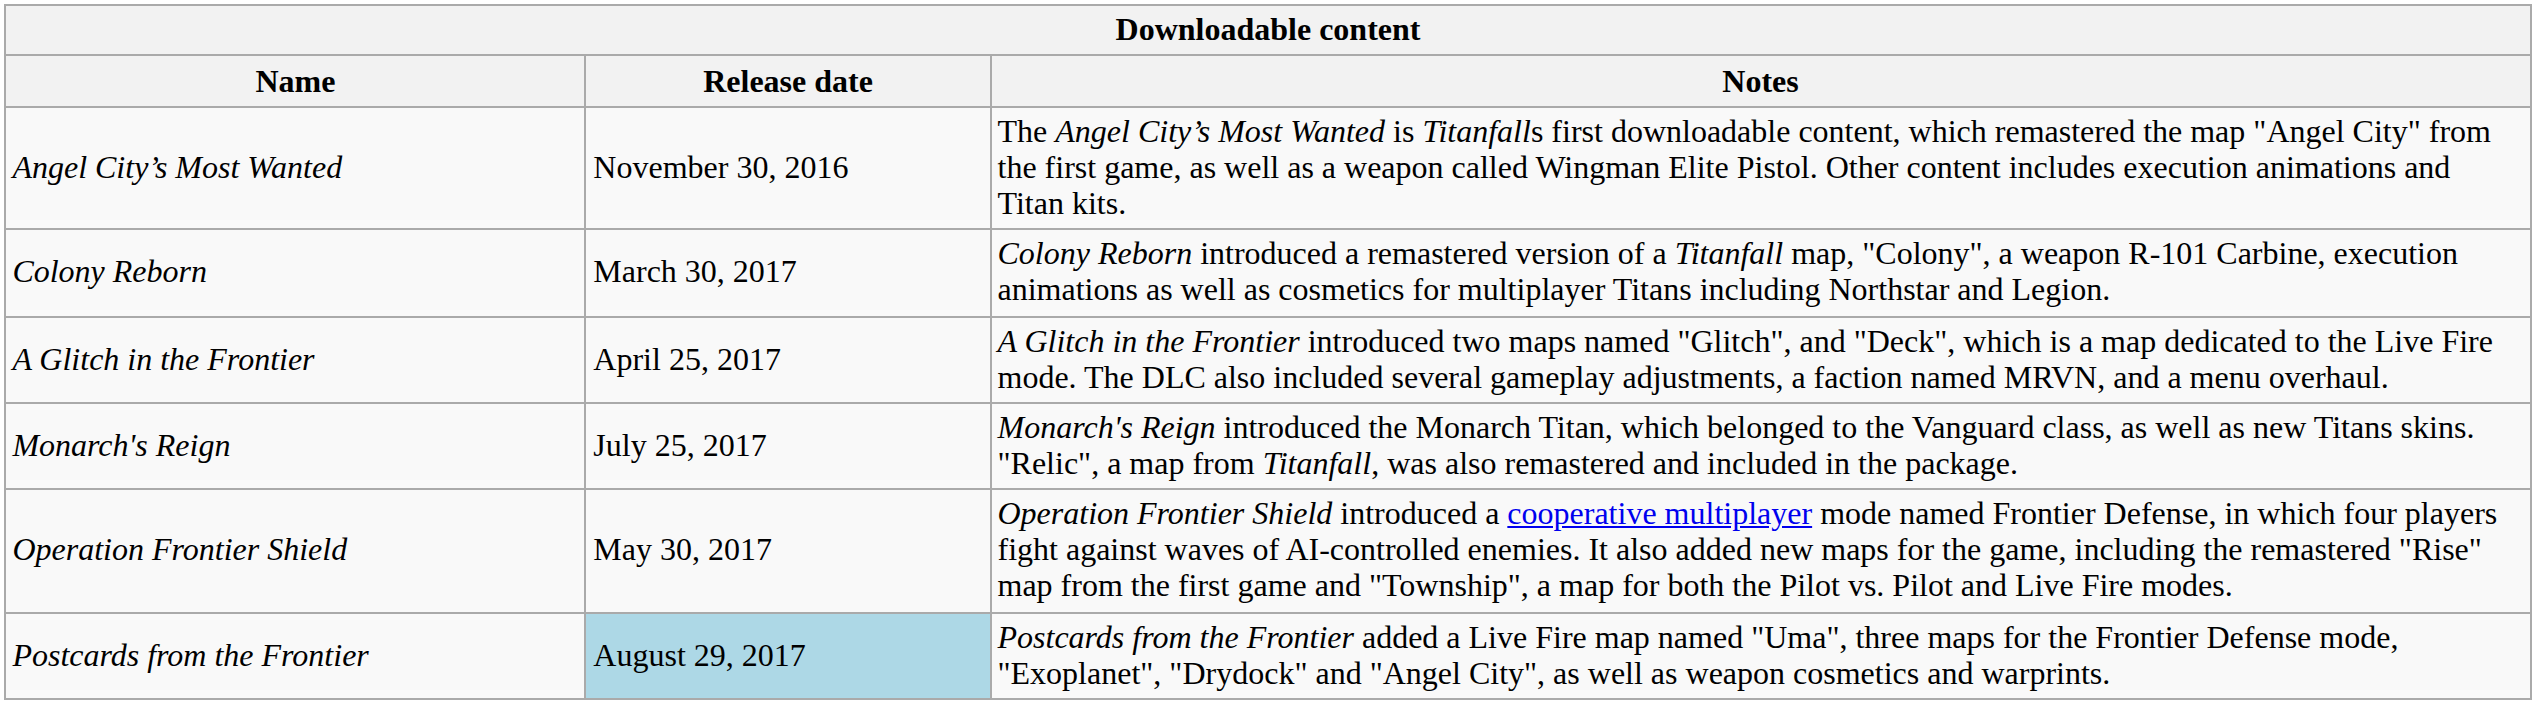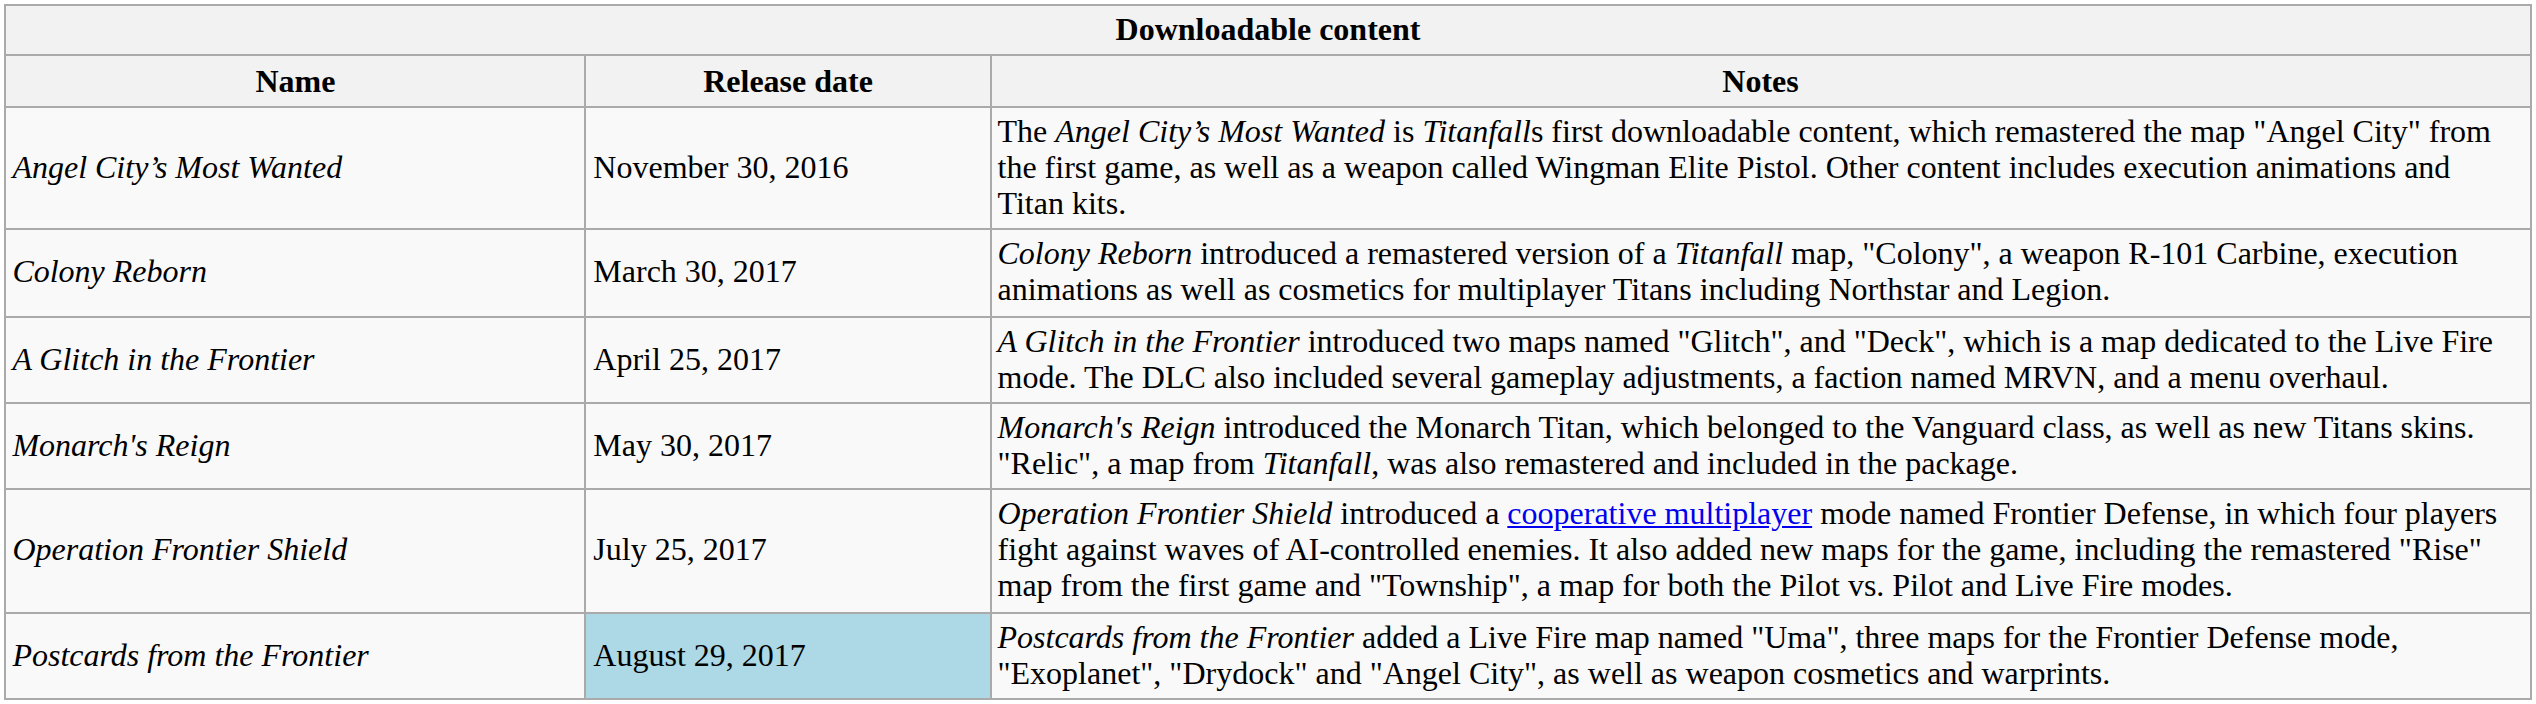(680, 445) July 25, 2017 -> (683, 445) May 30, 2017
(683, 550) May 30, 2017 -> (680, 550) July 25, 2017
